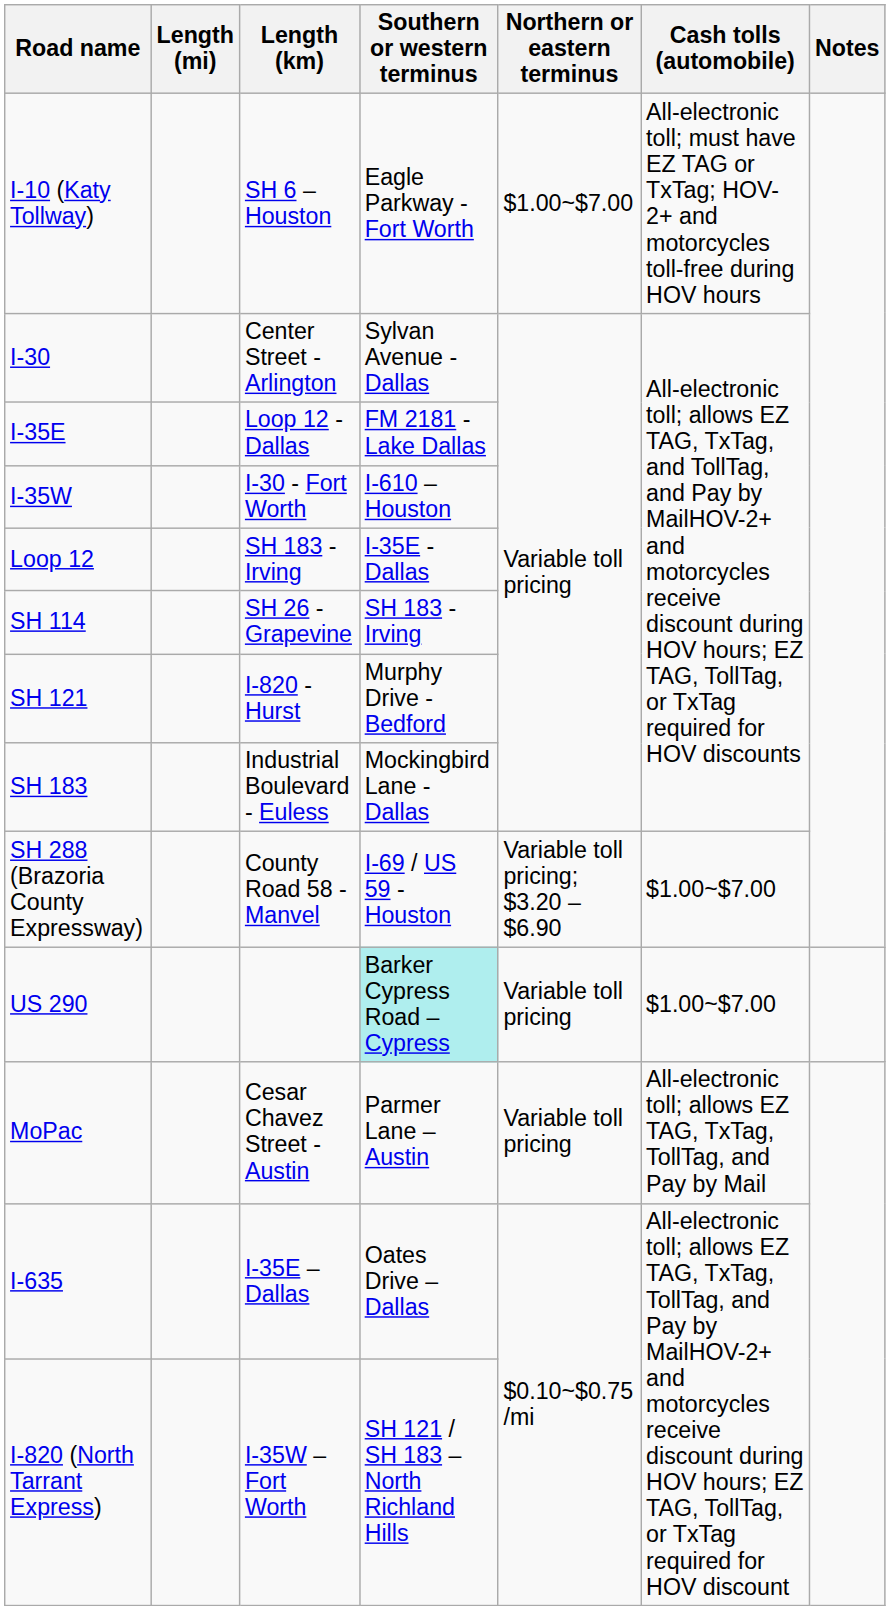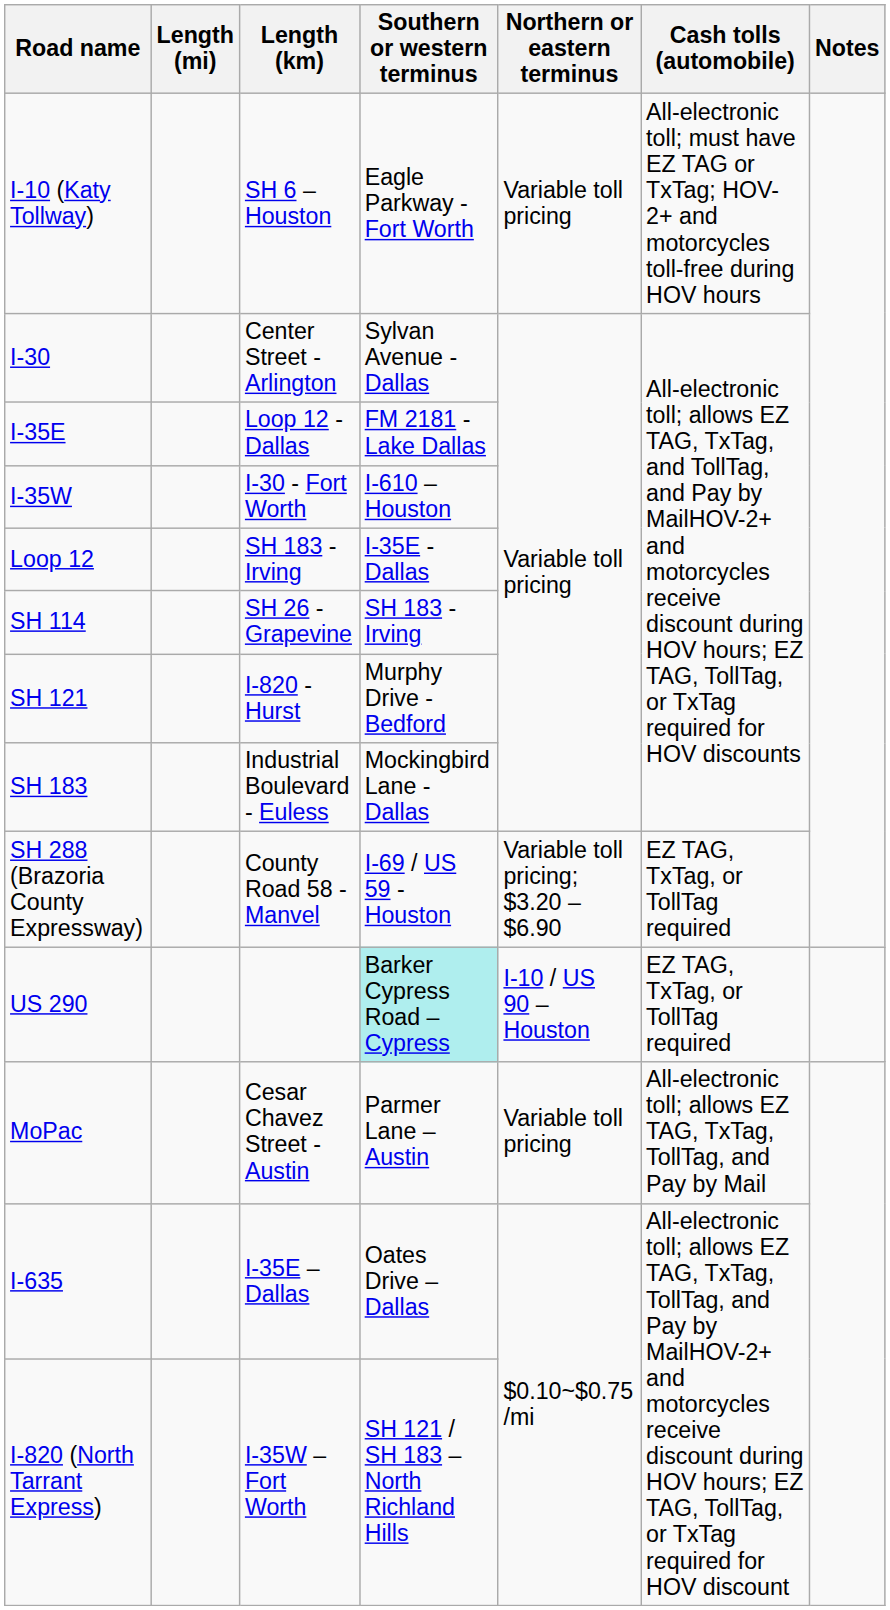(568, 203) $1.00~$7.00 -> (563, 203) Variable toll pricing
(711, 889) $1.00~$7.00 -> (694, 889) EZ TAG, TxTag, or TollTag required
(563, 1004) Variable toll pricing -> (549, 1004) I-10 / US 90 – Houston
(711, 1004) $1.00~$7.00 -> (694, 1004) EZ TAG, TxTag, or TollTag required
